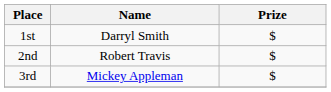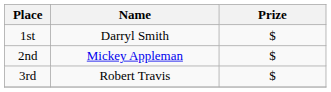(135, 55) Robert Travis -> (135, 55) Mickey Appleman
(135, 76) Mickey Appleman -> (135, 76) Robert Travis
